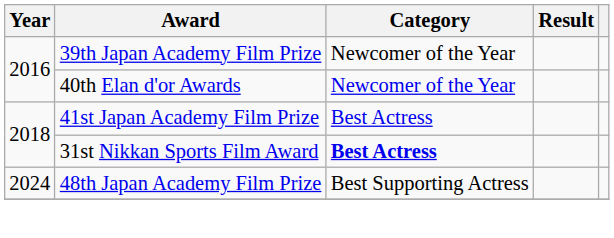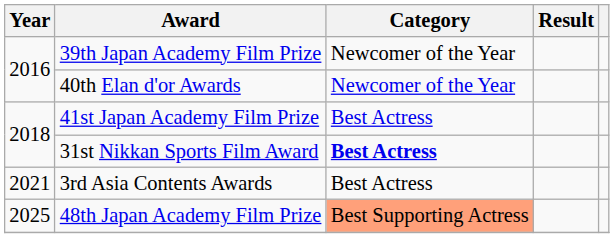+ row: (166, 183)
(30, 183) 2024 -> (30, 215) 2025
(430, 183) no background -> (430, 215) lightsalmon background
